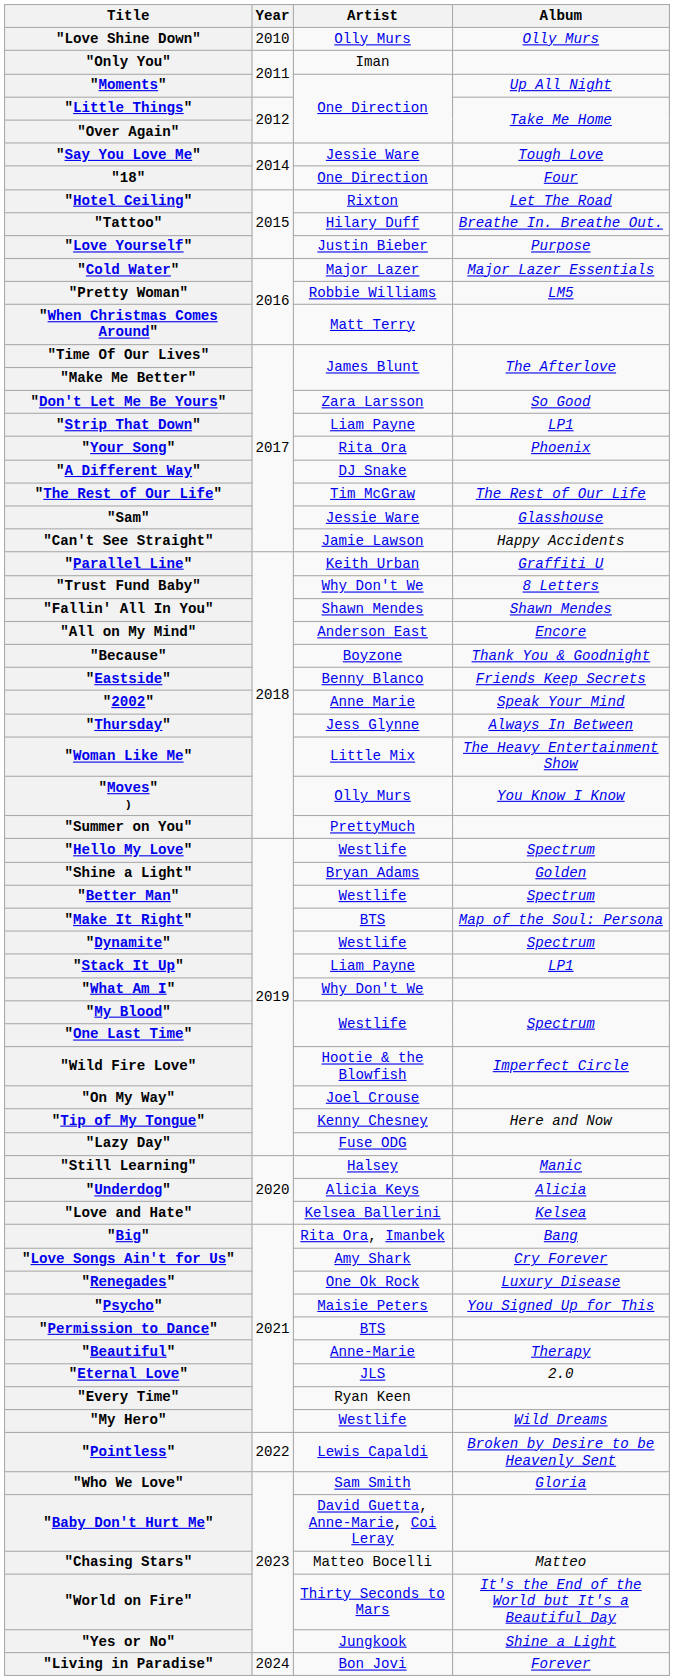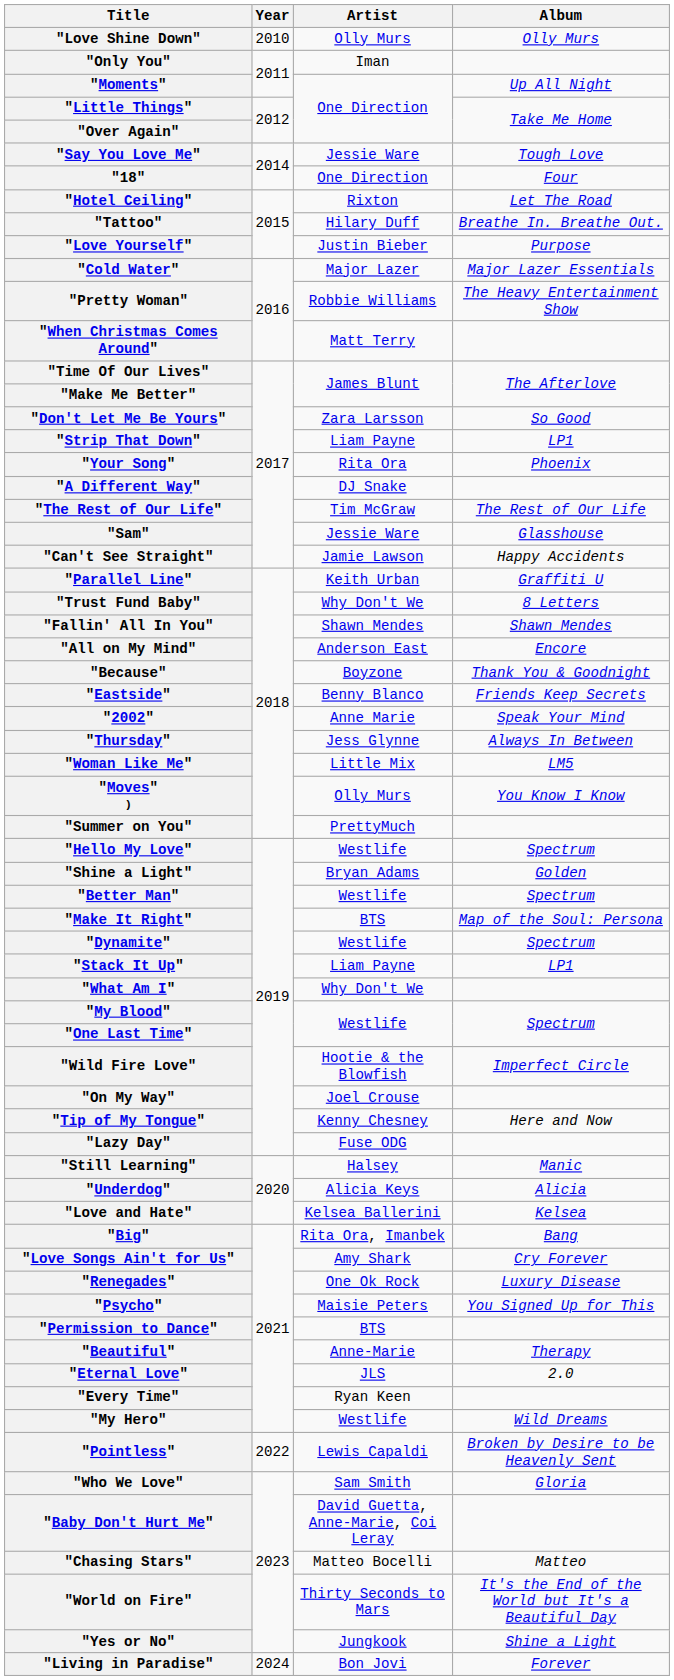(561, 293) LM5 -> (561, 301) The Heavy Entertainment Show
(561, 757) The Heavy Entertainment Show -> (561, 765) LM5
